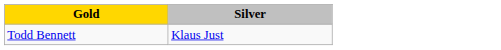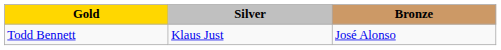+ column: (414, 14)
